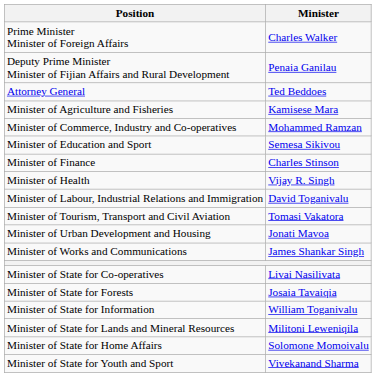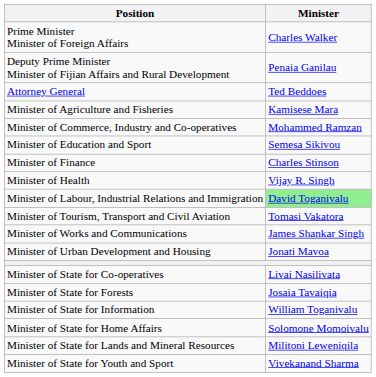(308, 198) no background -> (308, 198) lightgreen background
rows swapped: (109, 233) <-> (97, 251)
rows swapped: (121, 327) <-> (84, 345)
